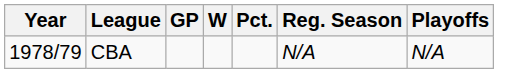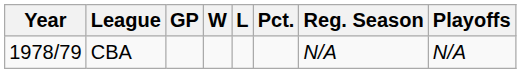+ column: (242, 20)
